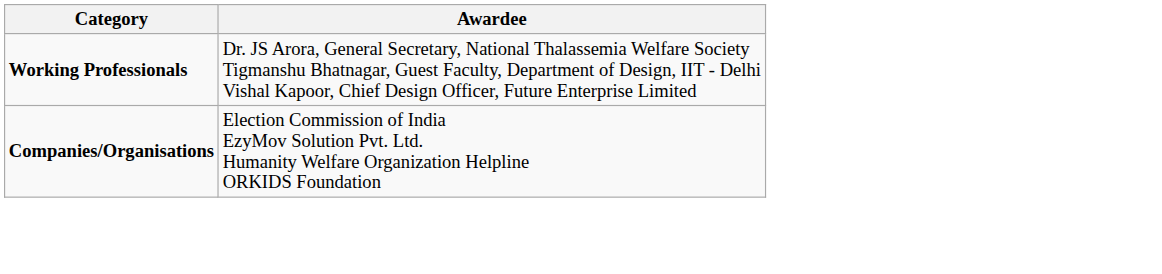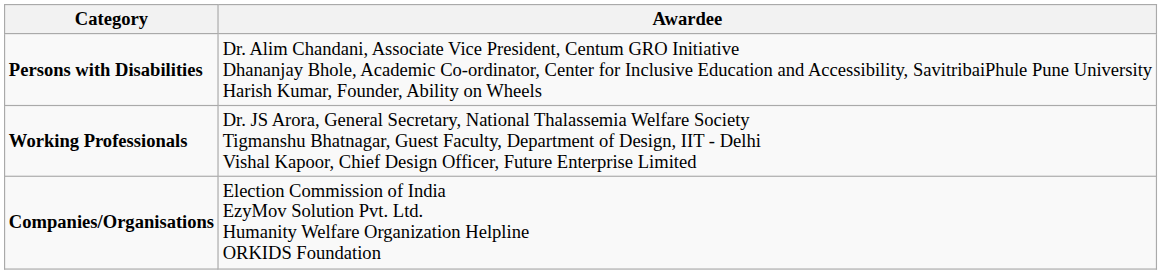+ row: (106, 69)
